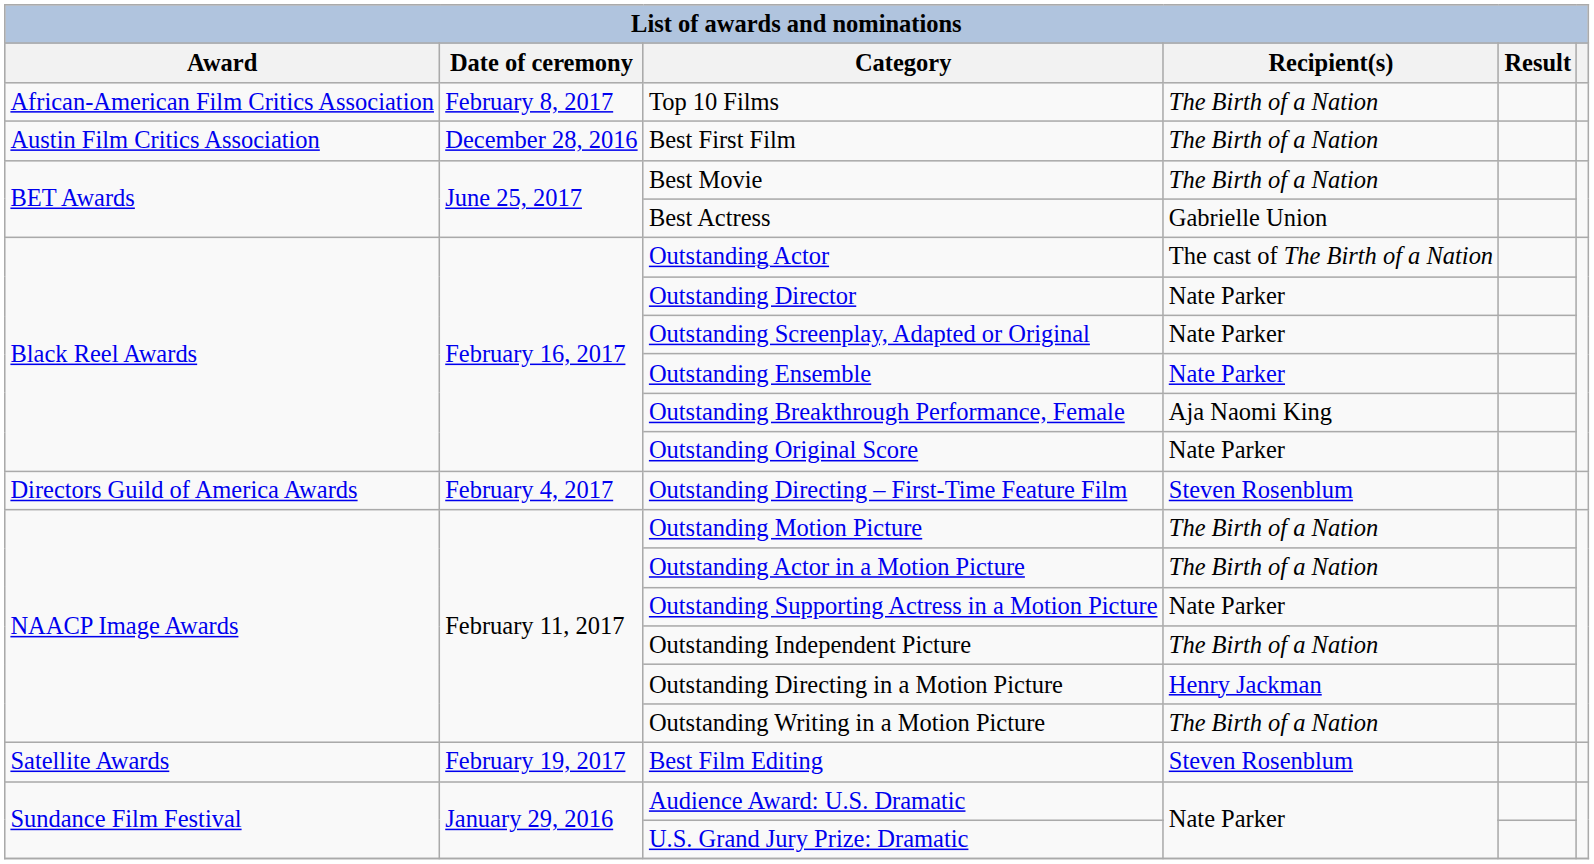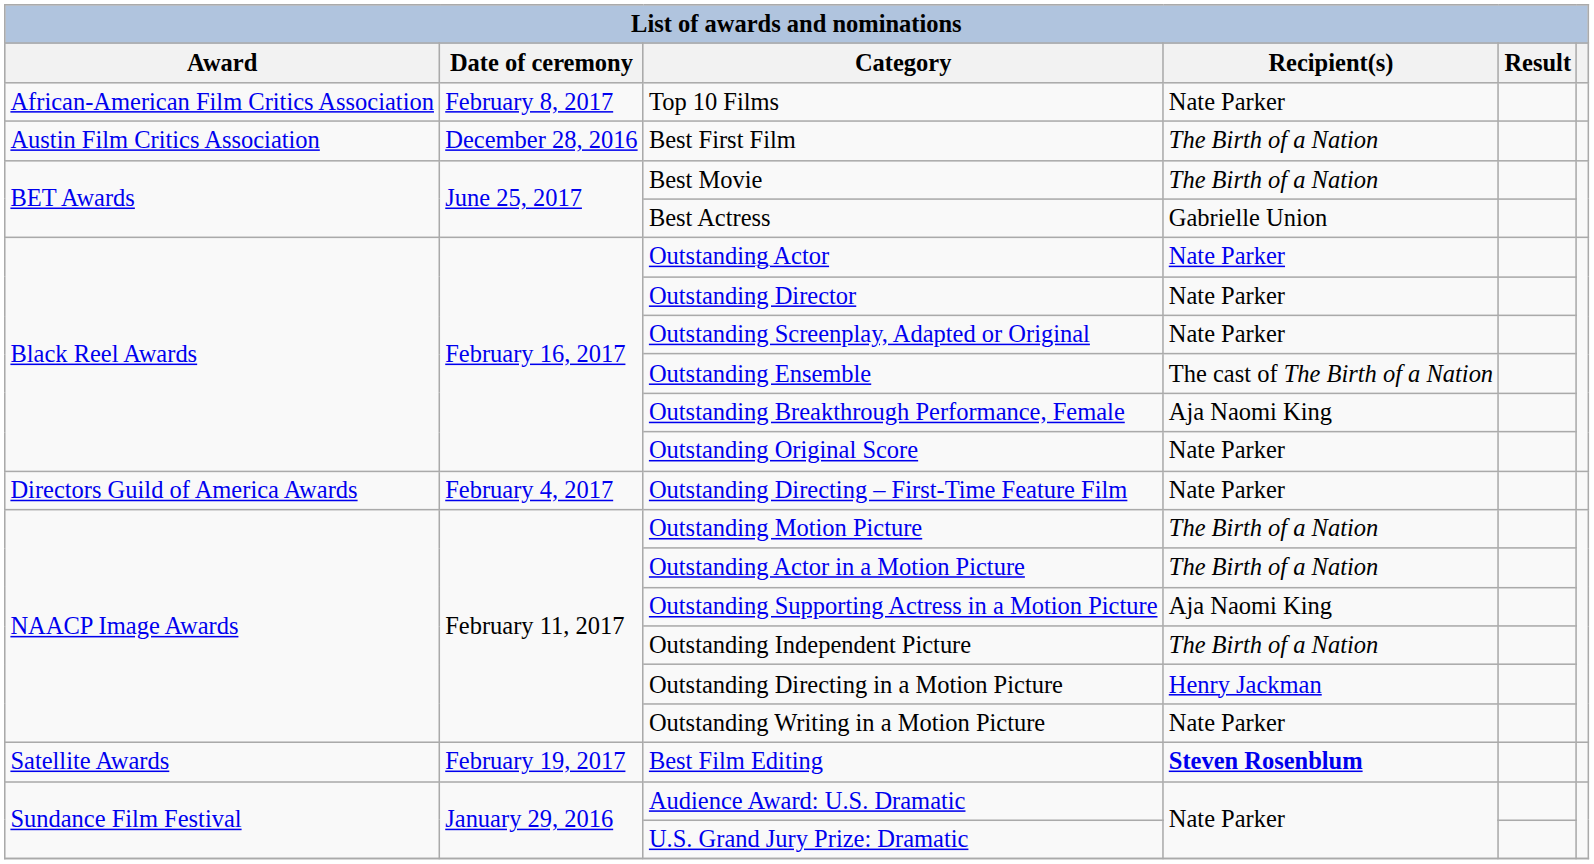(1274, 101) The Birth of a Nation -> (1227, 101) Nate Parker
(1331, 256) The cast of The Birth of a Nation -> (1227, 256) Nate Parker
(1227, 373) Nate Parker -> (1331, 373) The cast of The Birth of a Nation
(1261, 489) Steven Rosenblum -> (1227, 489) Nate Parker
(1227, 606) Nate Parker -> (1250, 606) Aja Naomi King
(1274, 722) The Birth of a Nation -> (1227, 722) Nate Parker
(1261, 761) normal -> (1266, 761) bold
